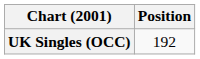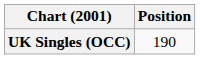(164, 41) 192 -> (164, 41) 190
